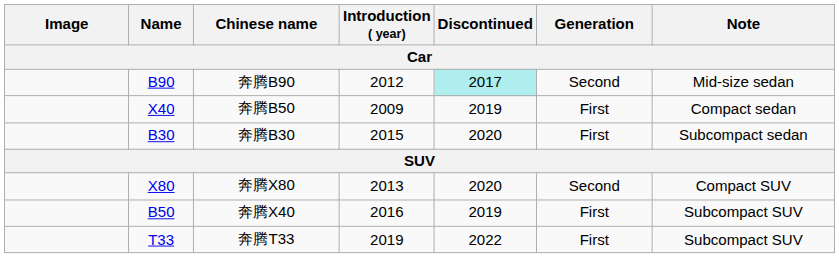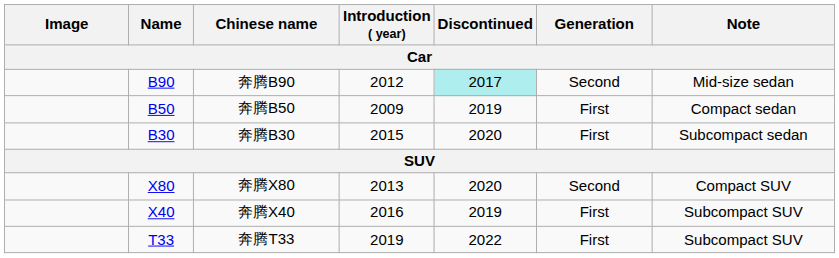(161, 109) X40 -> (161, 109) B50
(161, 213) B50 -> (161, 213) X40
